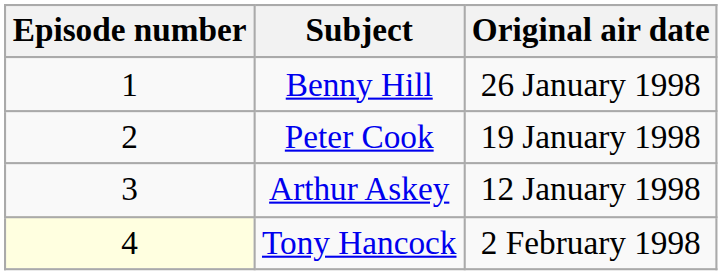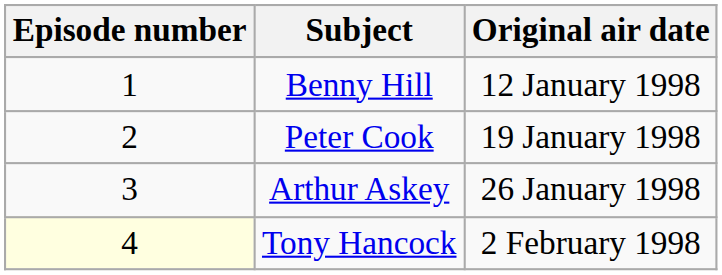(591, 83) 26 January 1998 -> (591, 83) 12 January 1998
(591, 189) 12 January 1998 -> (591, 189) 26 January 1998
